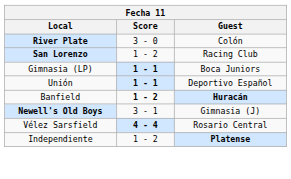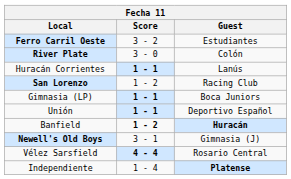+ row: (60, 41)
+ row: (60, 69)
(145, 139) 1 - 2 -> (145, 168) 1 - 4
